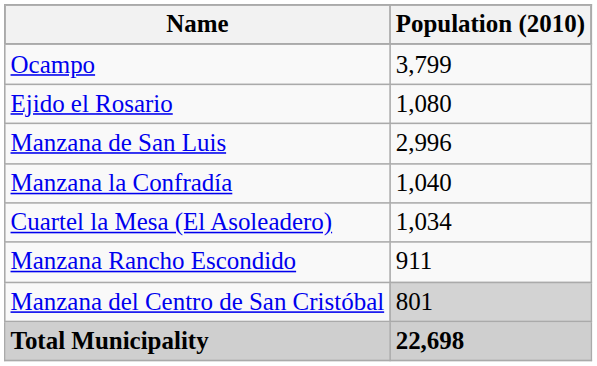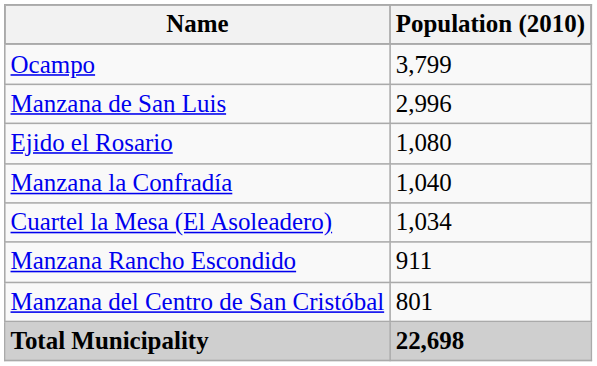rows swapped: (118, 143) <-> (92, 103)
(414, 301) lightgrey background -> (414, 301) no background
